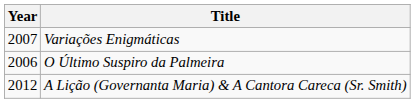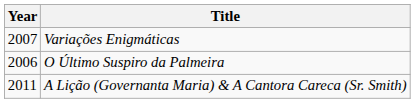(23, 86) 2012 -> (22, 86) 2011
